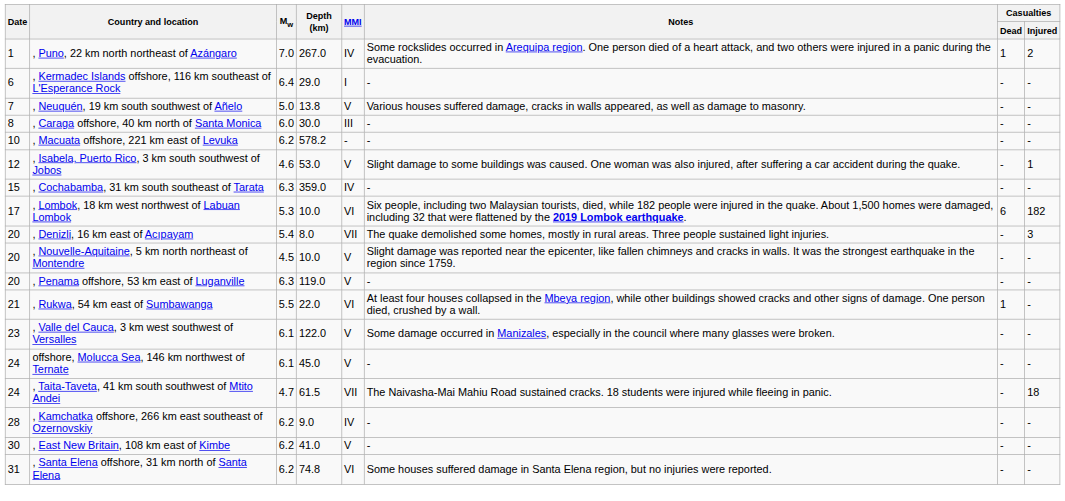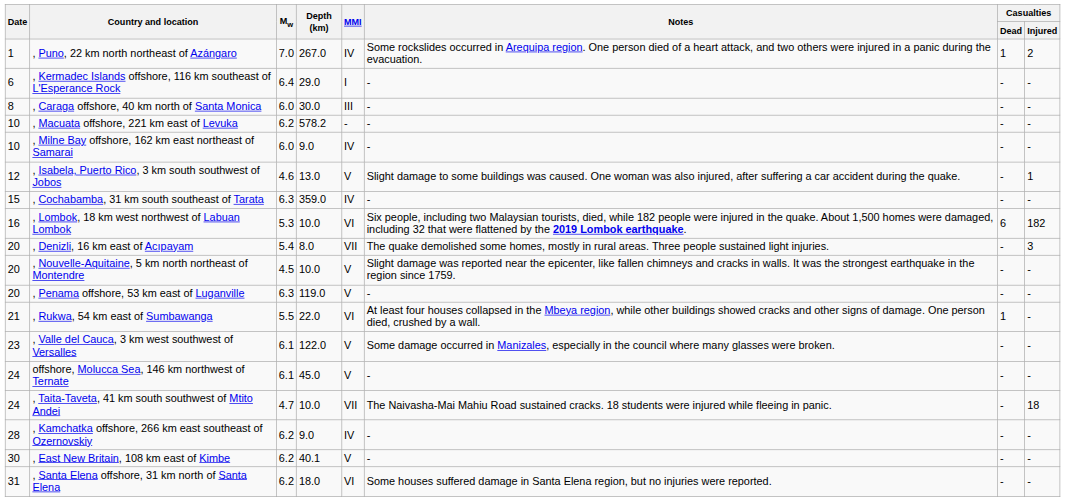- row: (137, 106)
+ row: (143, 147)
(310, 164) 53.0 -> (310, 176) 13.0
(14, 211) 17 -> (14, 223) 16
(310, 393) 61.5 -> (310, 405) 10.0
(310, 446) 41.0 -> (310, 458) 40.1
(310, 469) 74.8 -> (310, 481) 18.0
